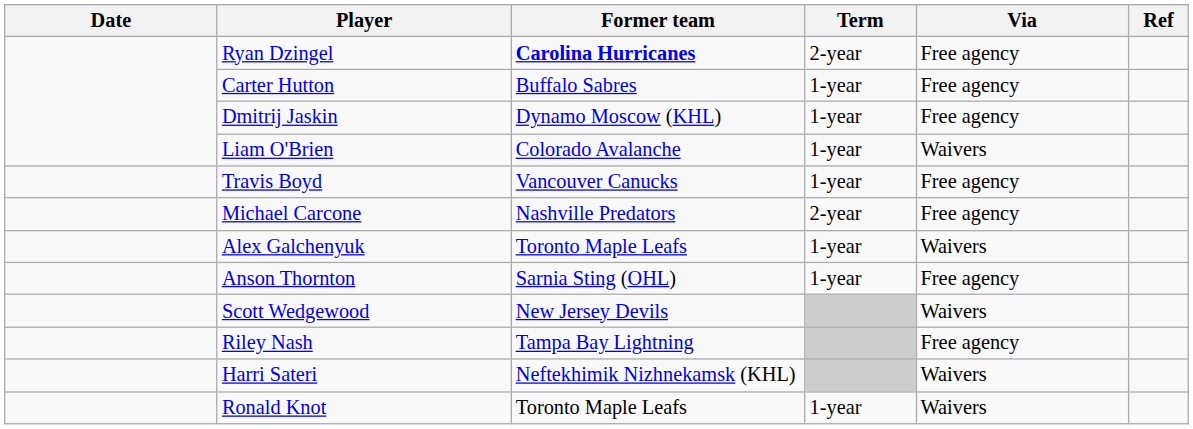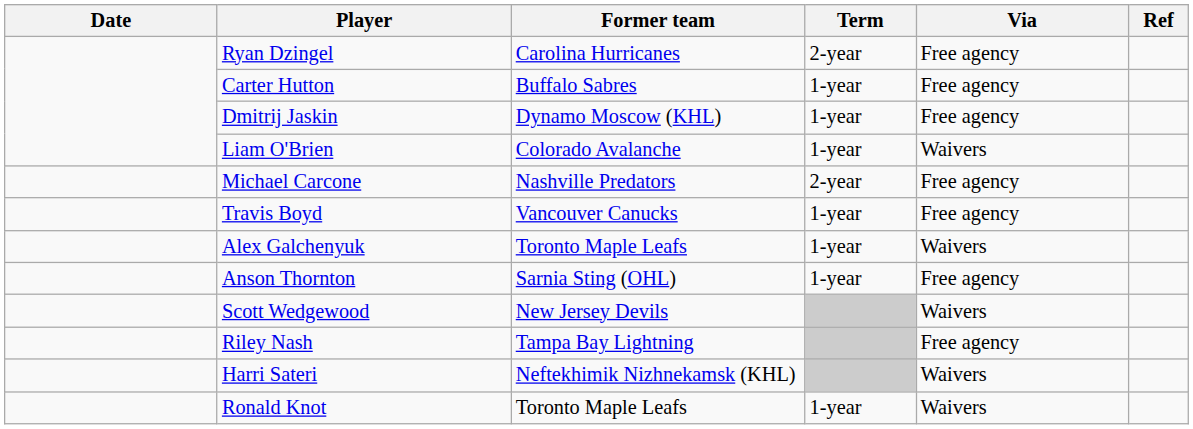(606, 52) bold -> (598, 52) normal
rows swapped: (292, 213) <-> (272, 181)
